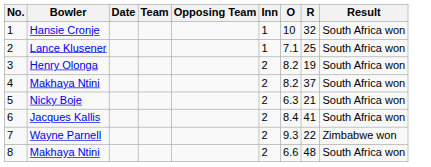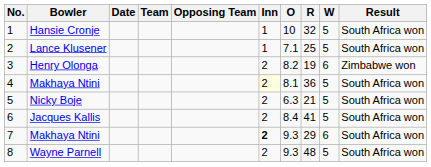+ column: (329, 13)
(364, 65) South Africa won -> (378, 65) Zimbabwe won
(264, 83) no background -> (264, 83) lightyellow background
(291, 83) 8.2 -> (291, 83) 8.1
(310, 83) 37 -> (310, 83) 36
(65, 135) Wayne Parnell -> (65, 135) Makhaya Ntini
(264, 135) normal -> (264, 135) bold
(310, 135) 22 -> (310, 135) 29
(360, 135) Zimbabwe won -> (383, 135) South Africa won
(65, 153) Makhaya Ntini -> (65, 153) Wayne Parnell
(291, 153) 6.6 -> (291, 153) 9.3
